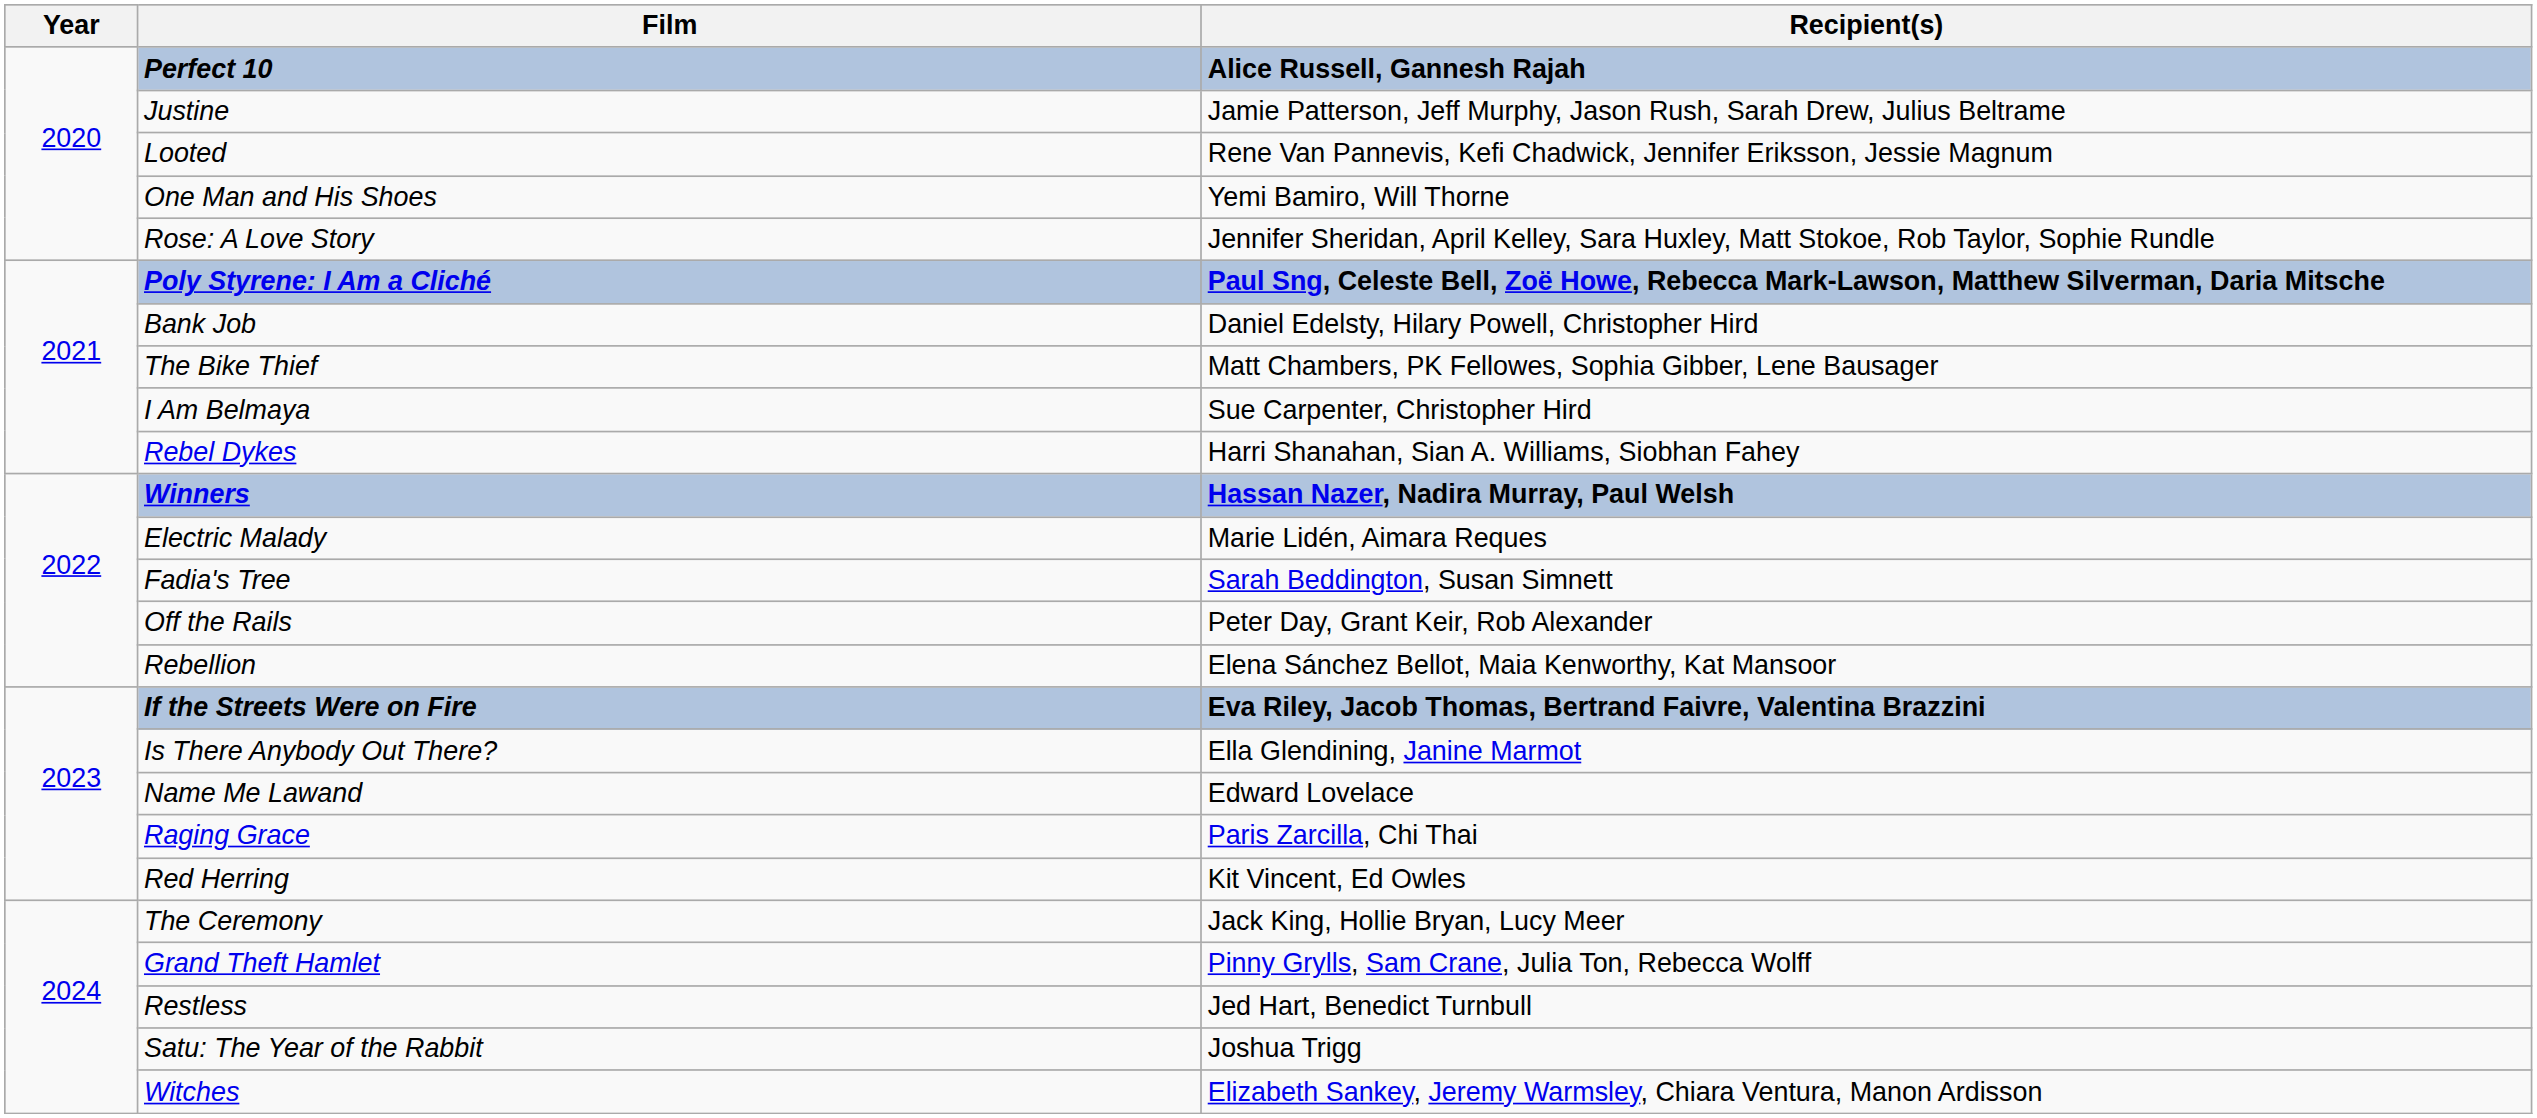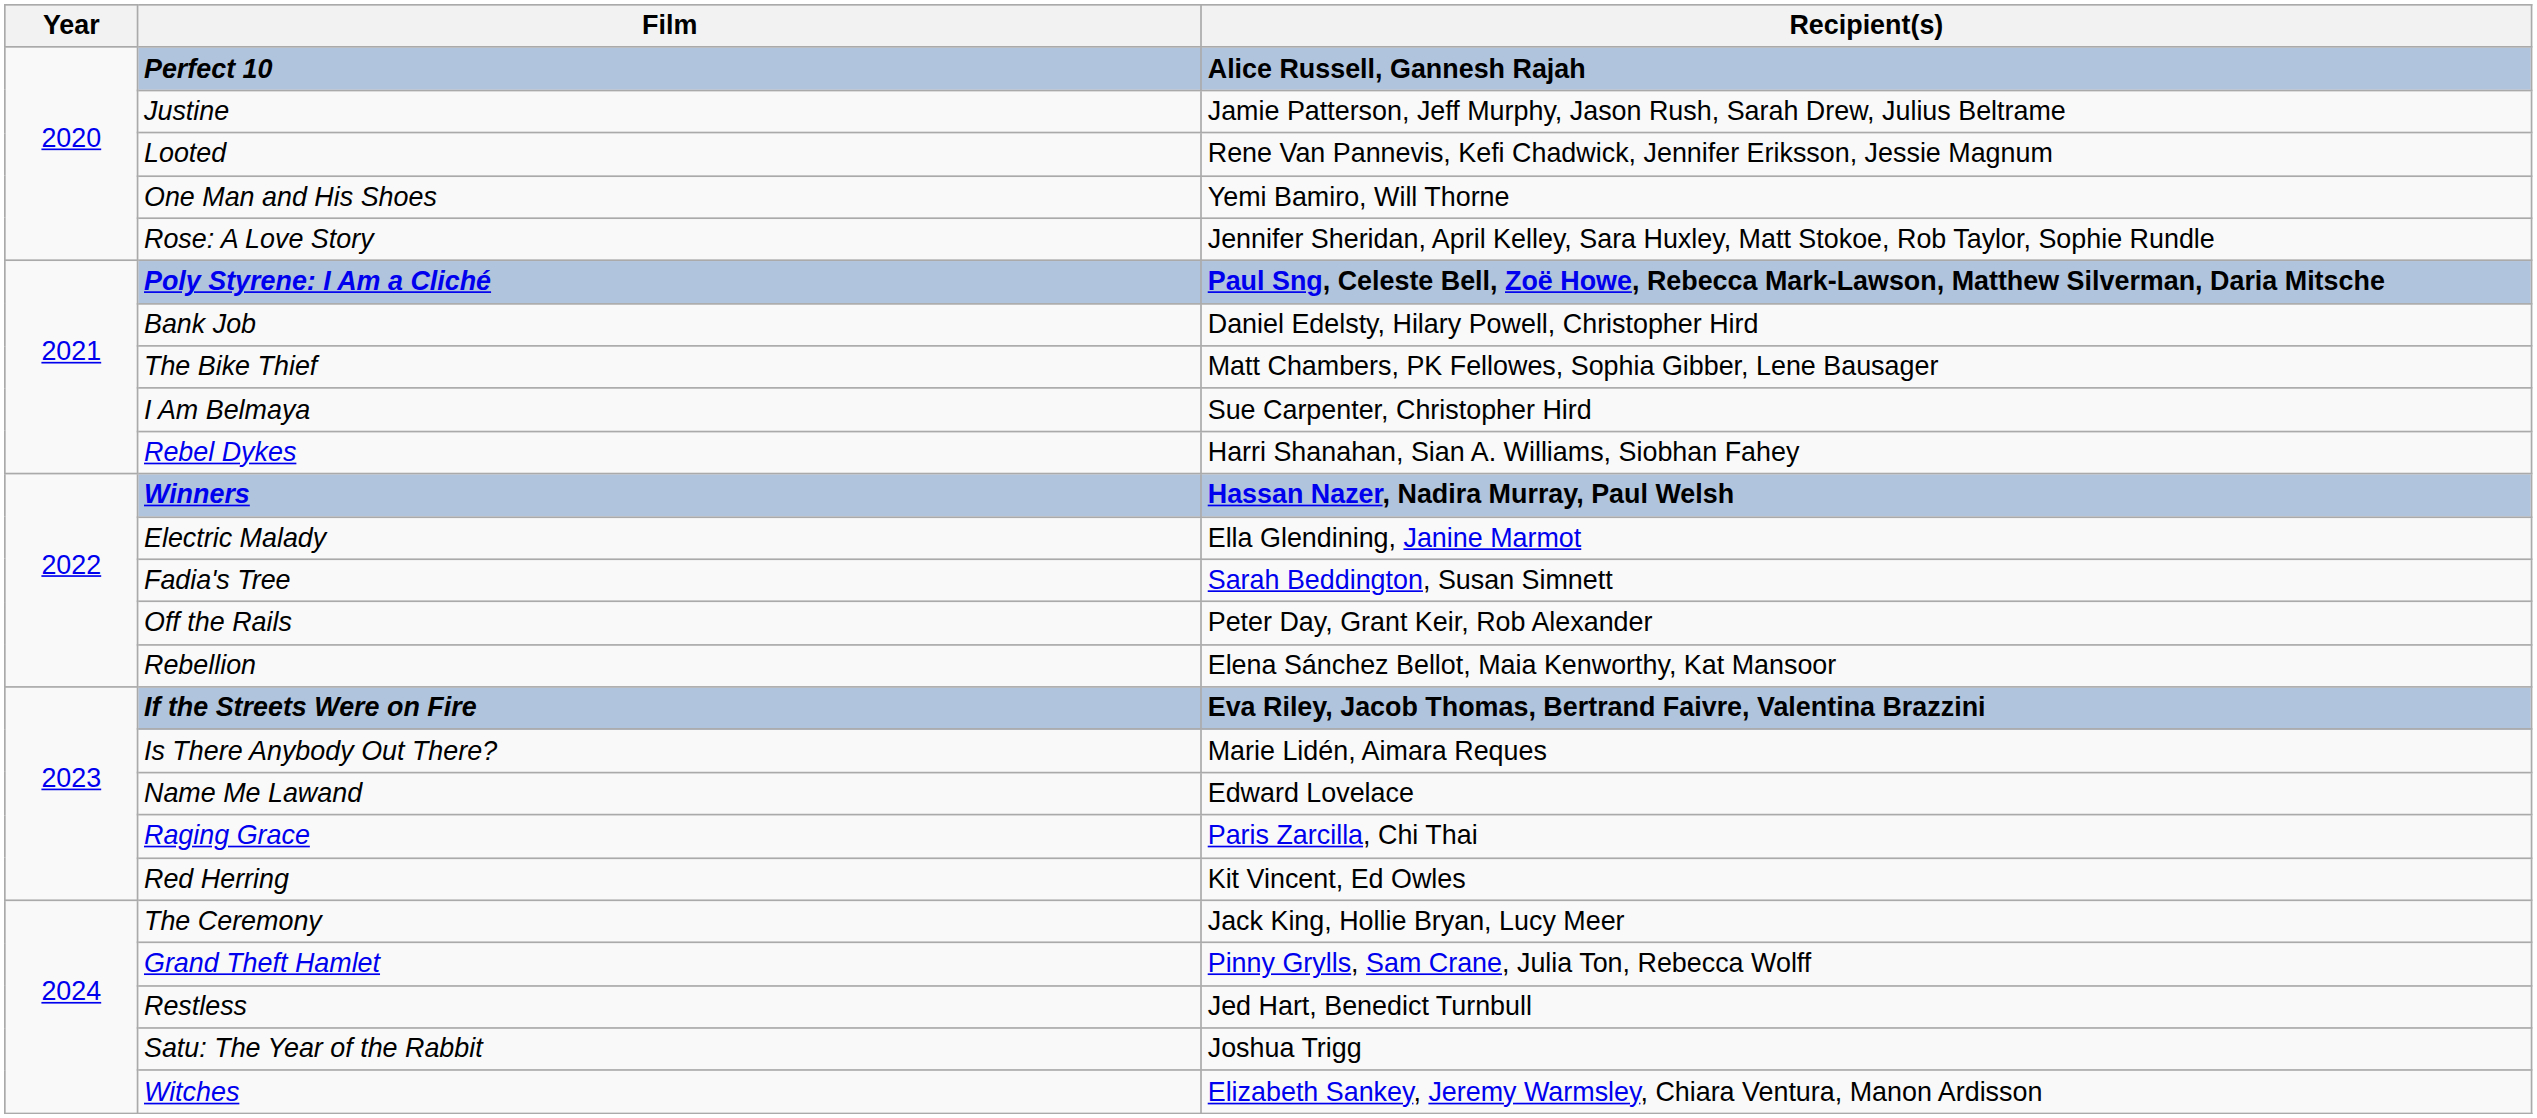(1377, 537) Marie Lidén, Aimara Reques -> (1394, 537) Ella Glendining, Janine Marmot
(1394, 750) Ella Glendining, Janine Marmot -> (1377, 750) Marie Lidén, Aimara Reques
